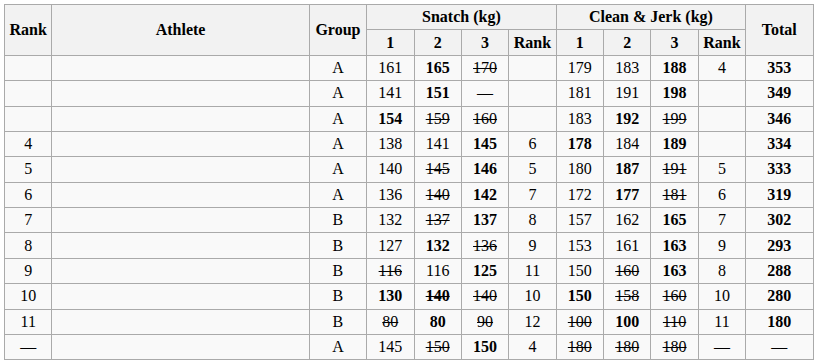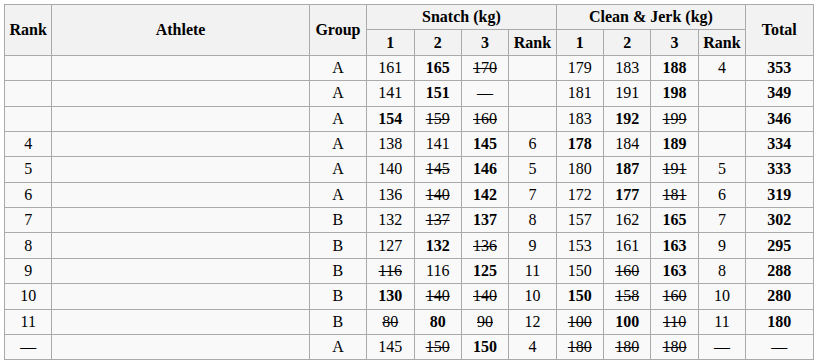(779, 245) 293 -> (779, 245) 295
(438, 296) bold -> (438, 296) normal
